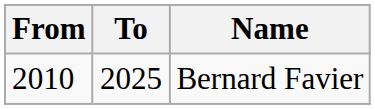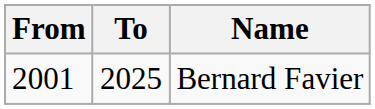(43, 78) 2010 -> (43, 78) 2001
